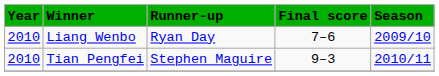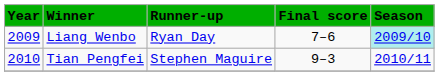(24, 38) 2010 -> (24, 38) 2009
(403, 38) no background -> (403, 38) paleturquoise background
